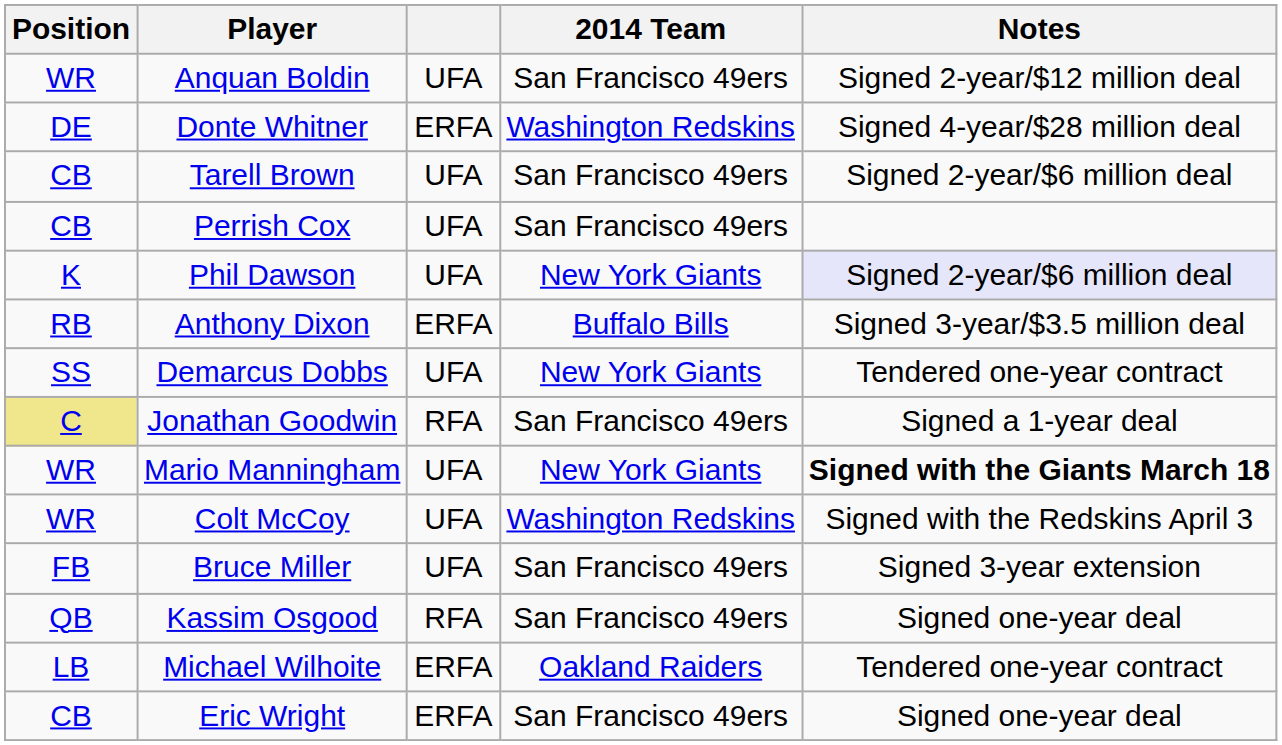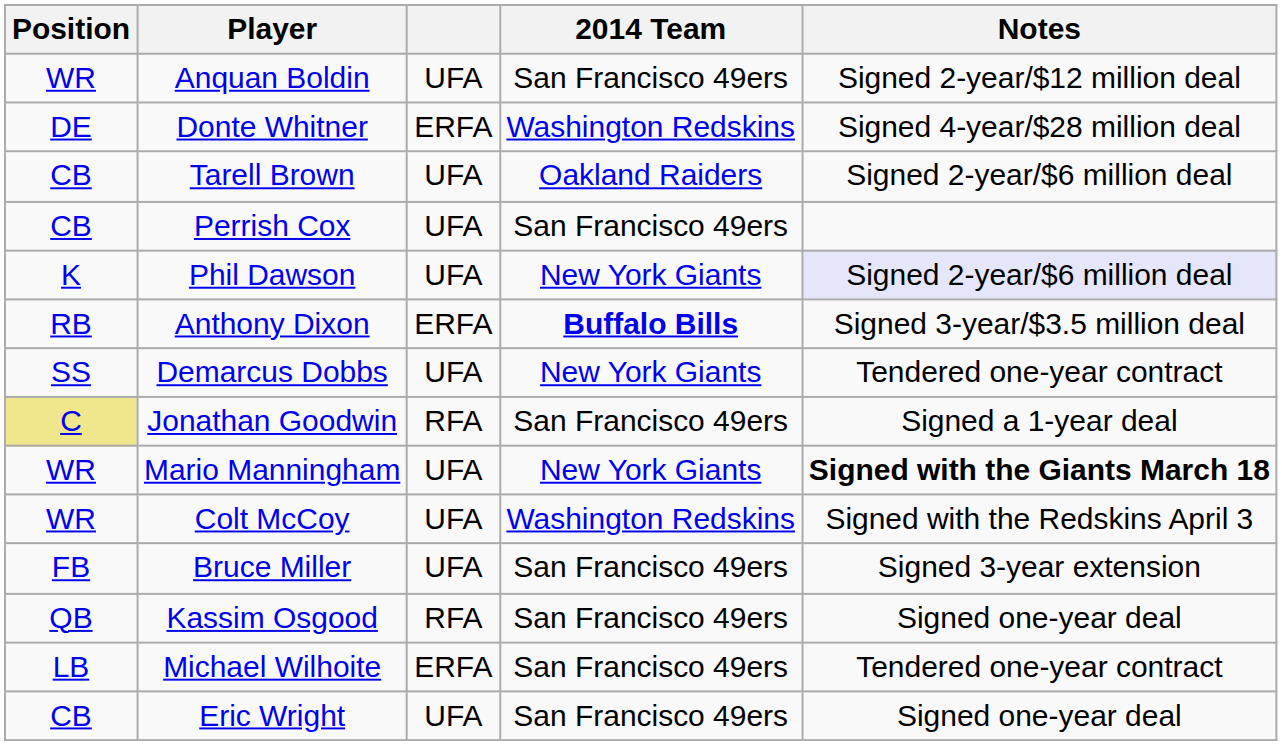(651, 176) San Francisco 49ers -> (651, 176) Oakland Raiders
(651, 323) normal -> (651, 323) bold
(651, 666) Oakland Raiders -> (651, 666) San Francisco 49ers
(453, 715) ERFA -> (453, 715) UFA
